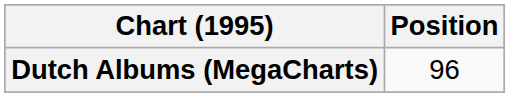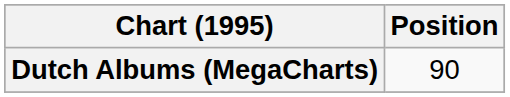(445, 69) 96 -> (445, 69) 90
